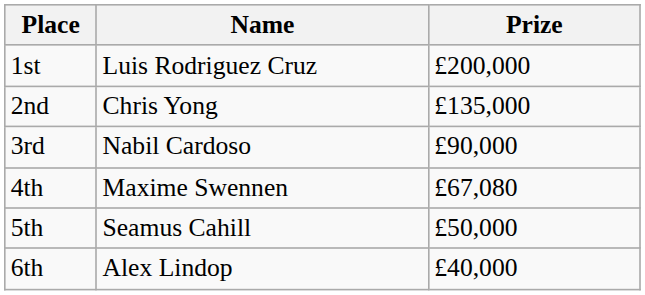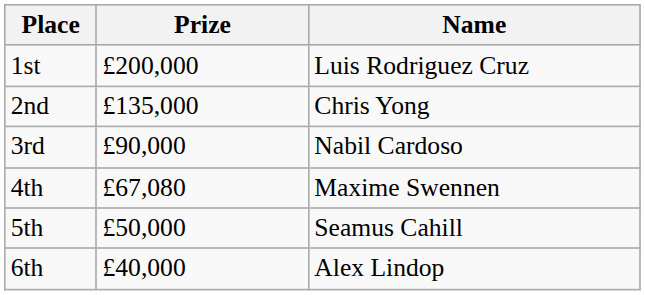columns swapped: (262, 24) <-> (534, 24)
